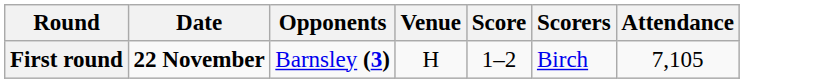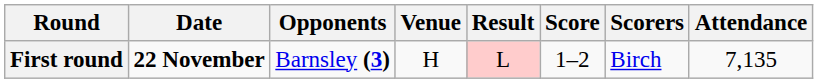+ column: (503, 22)
(678, 59) 7,105 -> (751, 59) 7,135
